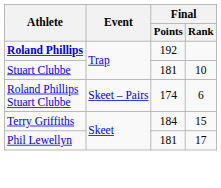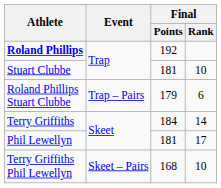(118, 96) Skeet – Pairs -> (116, 96) Trap – Pairs
(168, 96) 174 -> (168, 96) 179
(201, 121) 15 -> (201, 121) 14
+ row: (41, 166)
